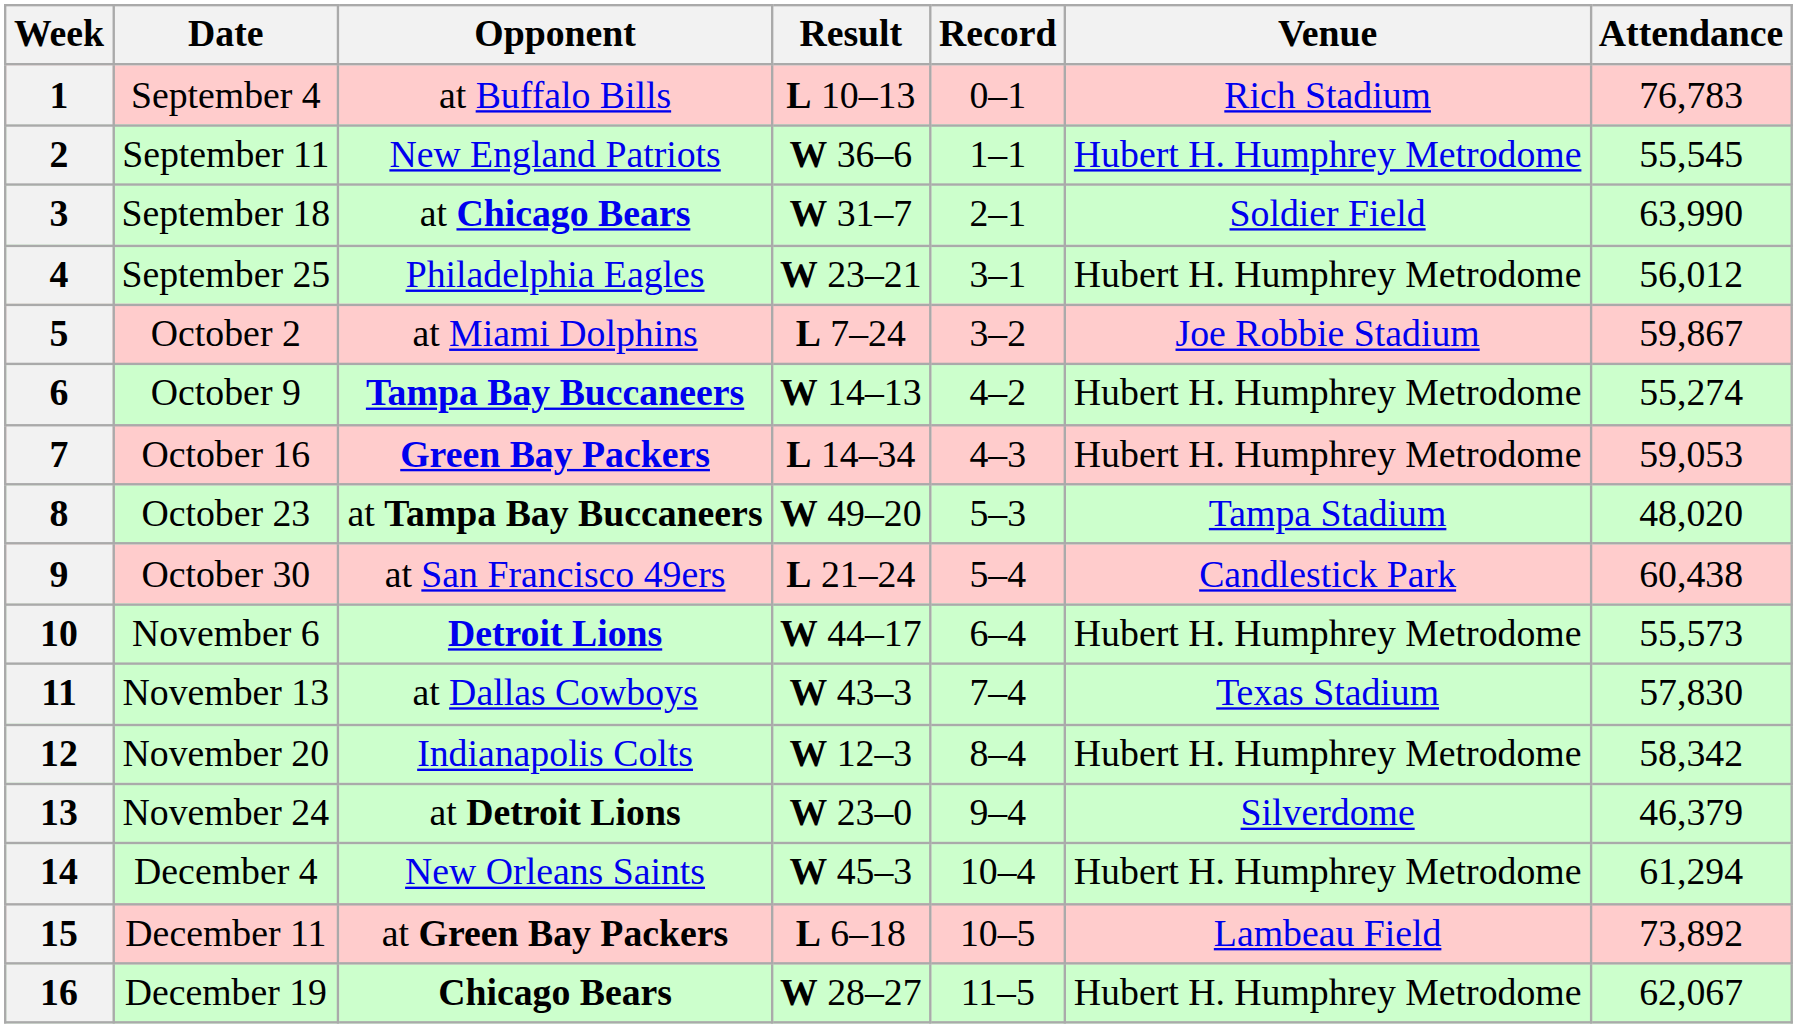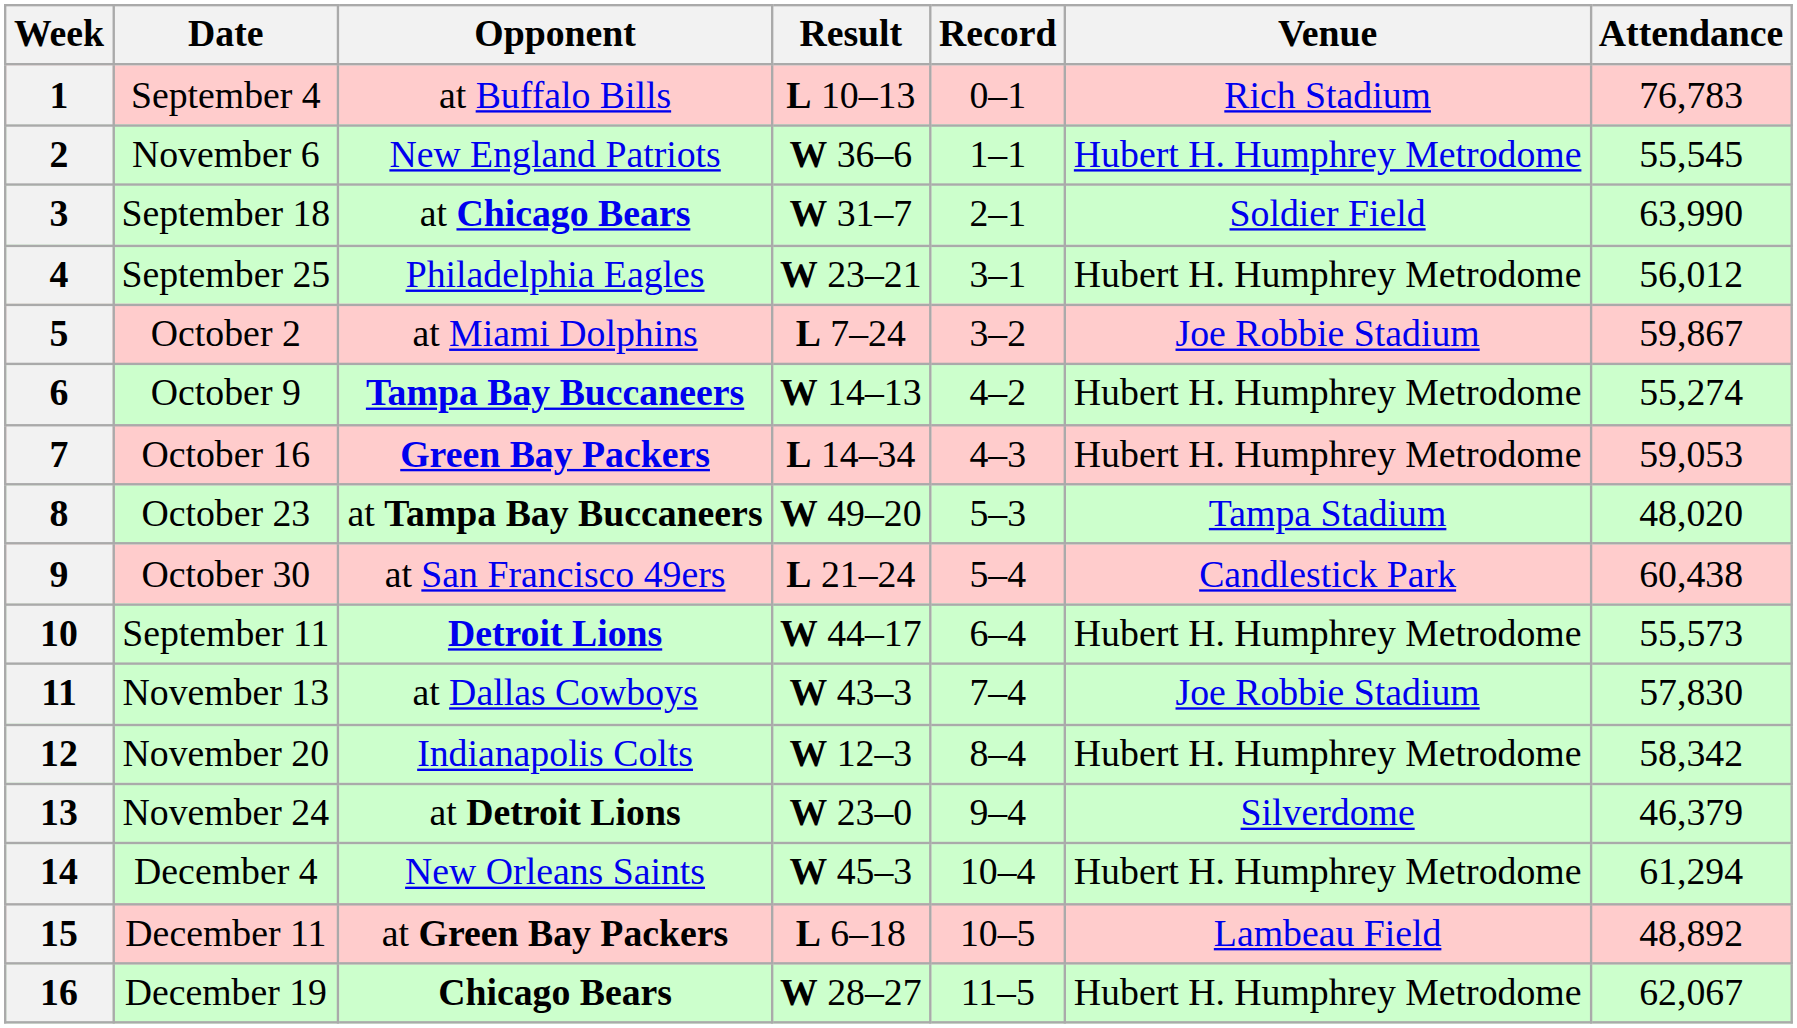(226, 154) September 11 -> (226, 154) November 6
(226, 633) November 6 -> (226, 633) September 11
(1328, 693) Texas Stadium -> (1328, 693) Joe Robbie Stadium
(1691, 932) 73,892 -> (1691, 932) 48,892
